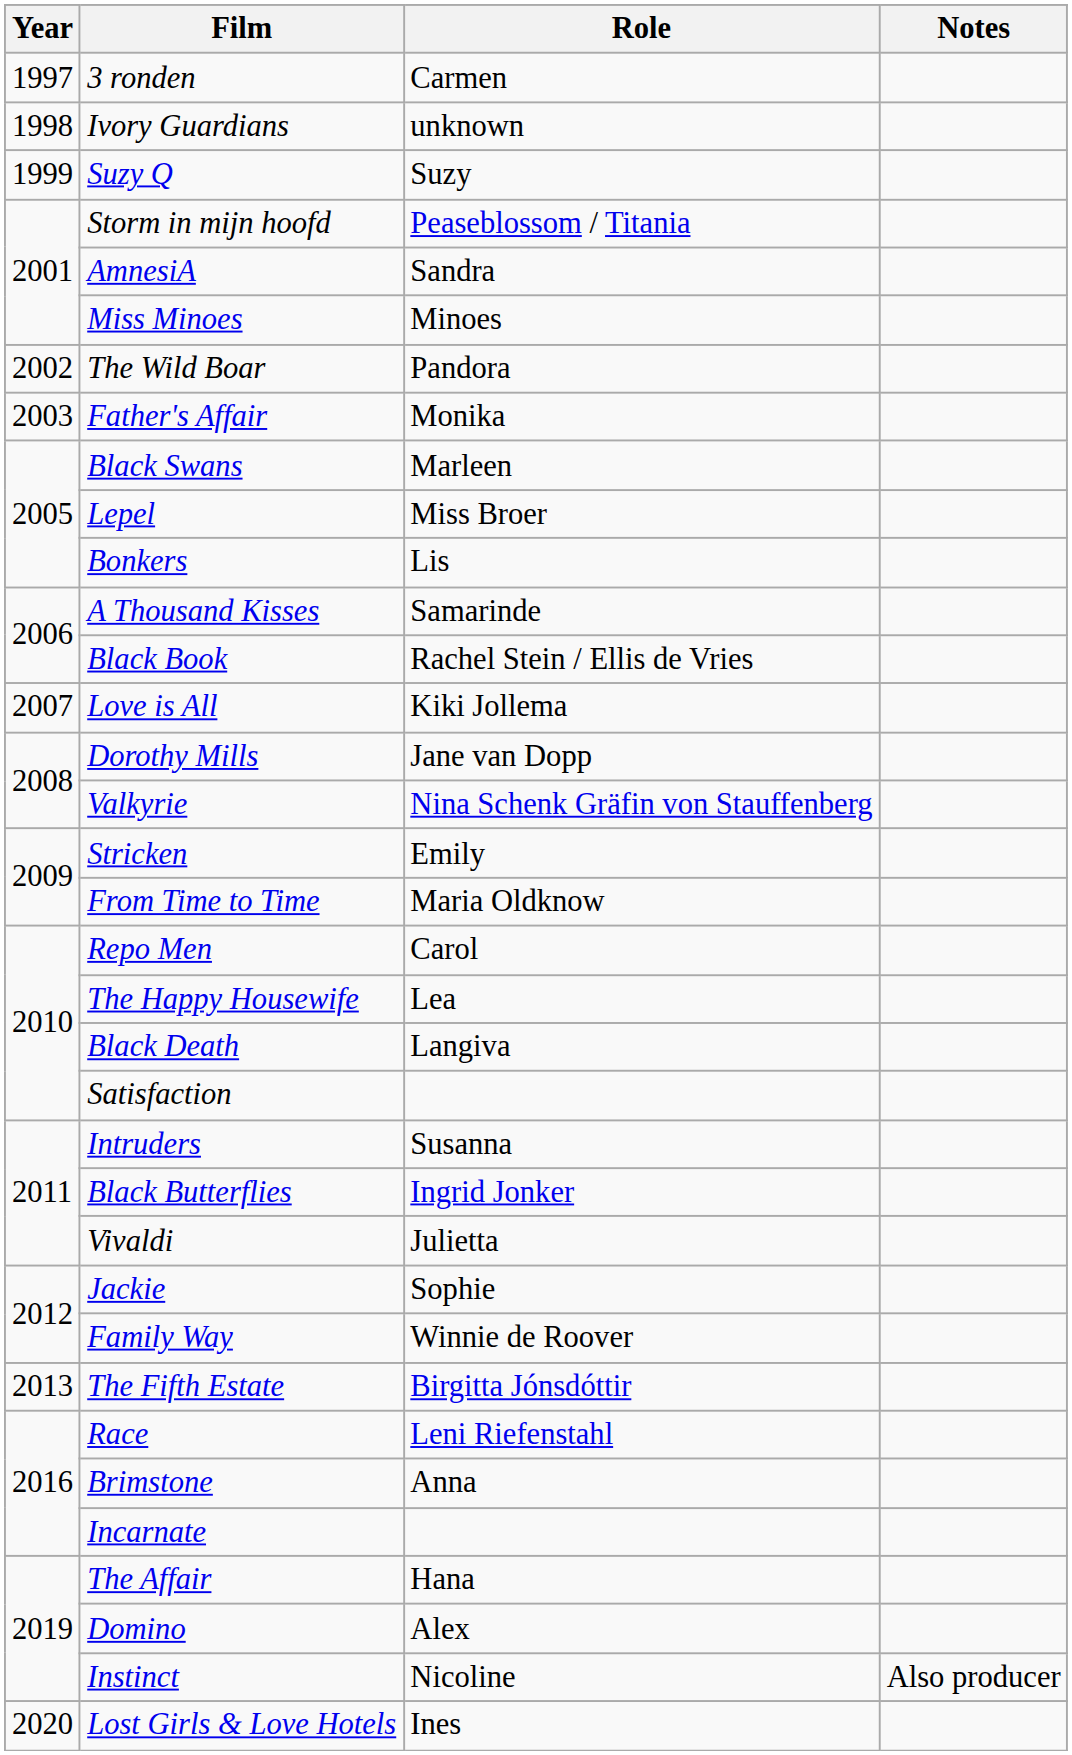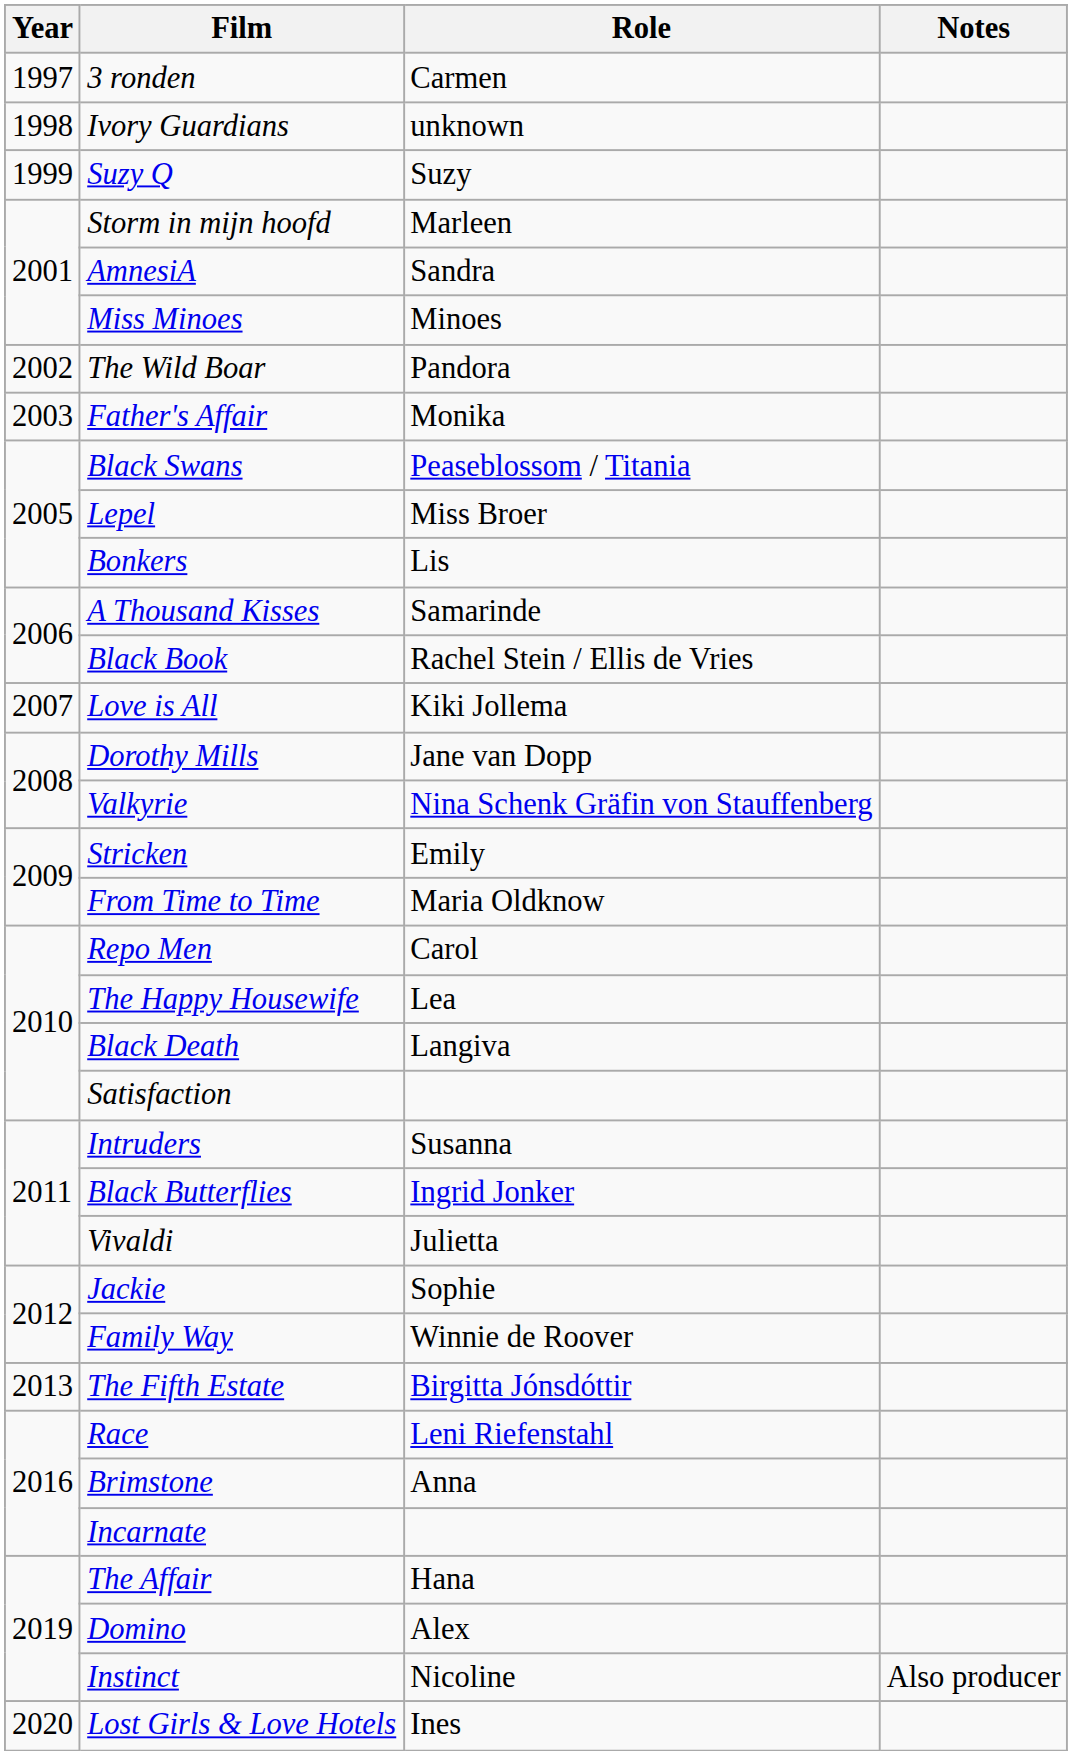(550, 222) Peaseblossom / Titania -> (461, 222) Marleen
(461, 464) Marleen -> (550, 464) Peaseblossom / Titania
